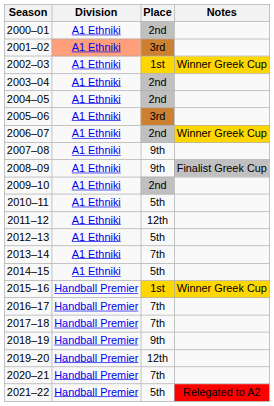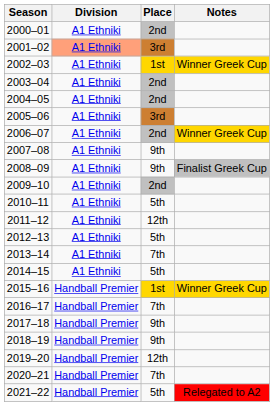(158, 323) 7th -> (158, 323) 9th
